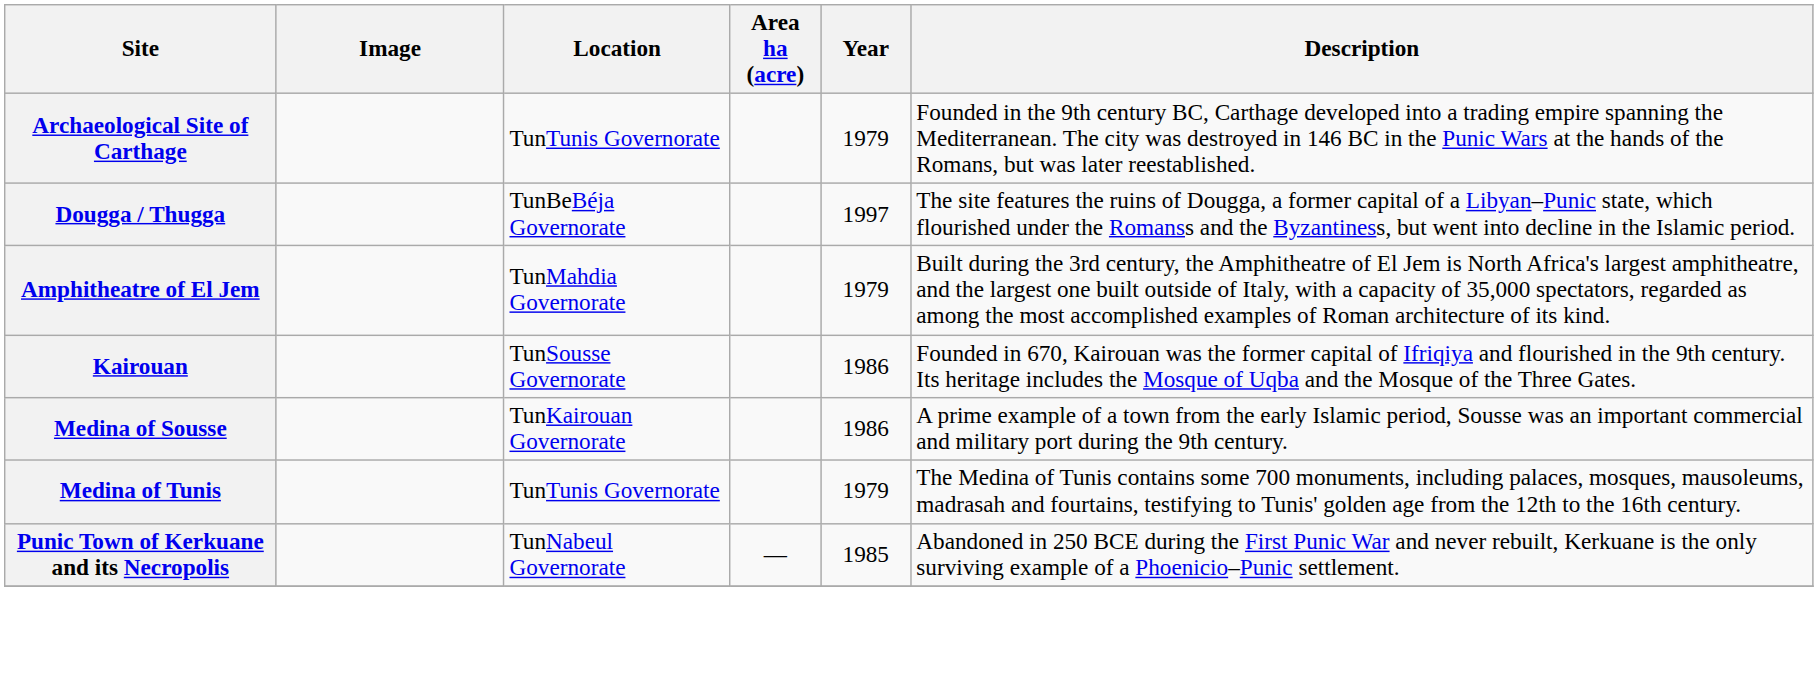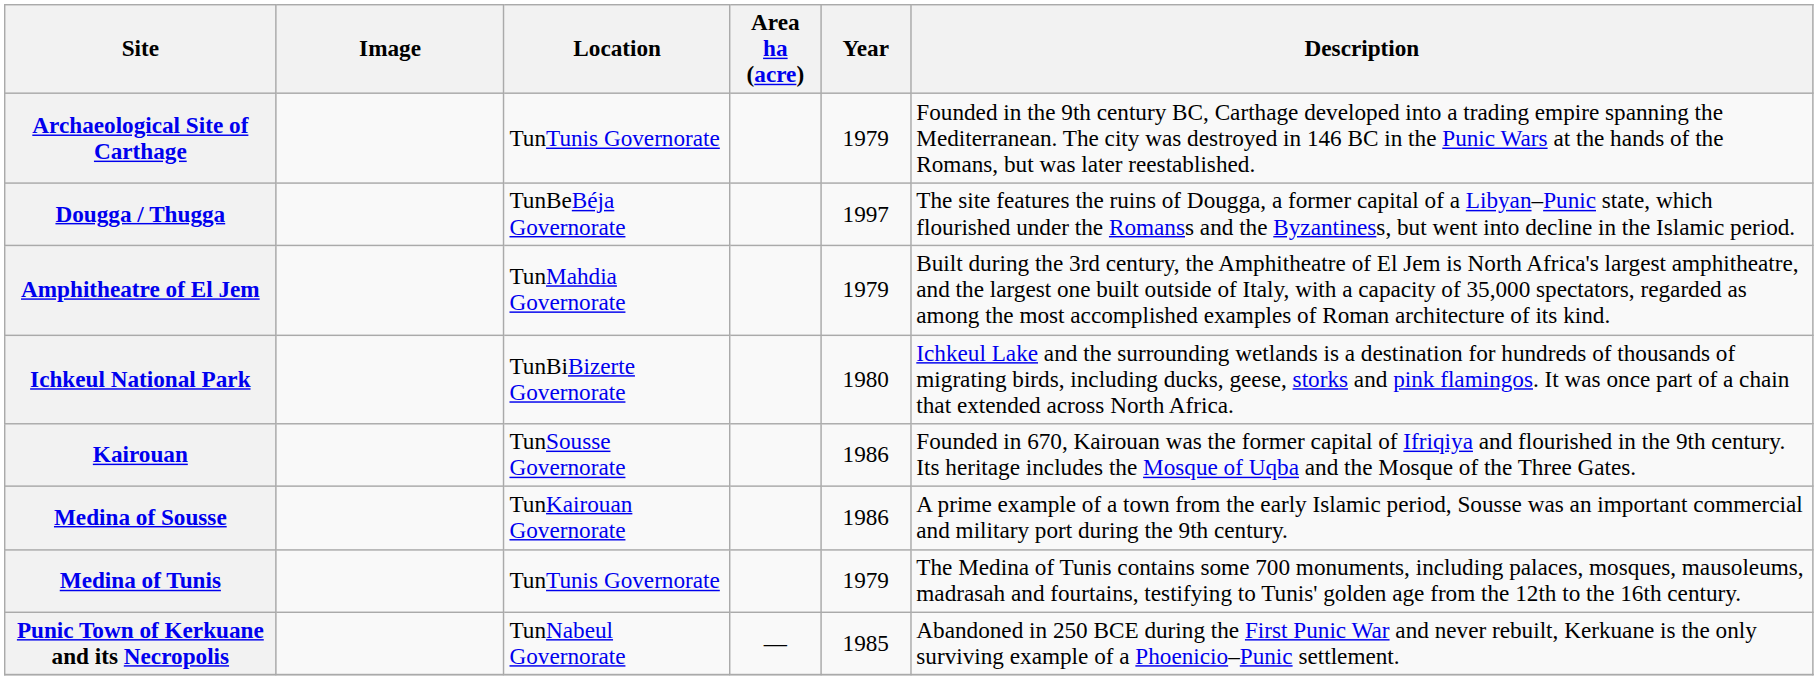+ row: (140, 378)
